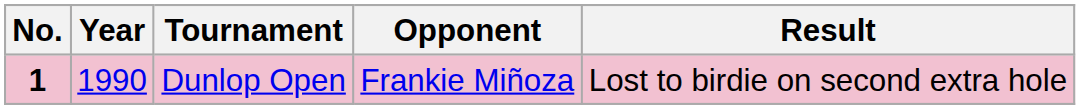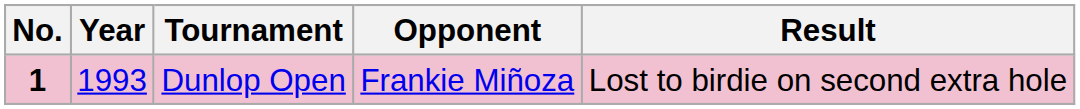(112, 80) 1990 -> (112, 80) 1993
